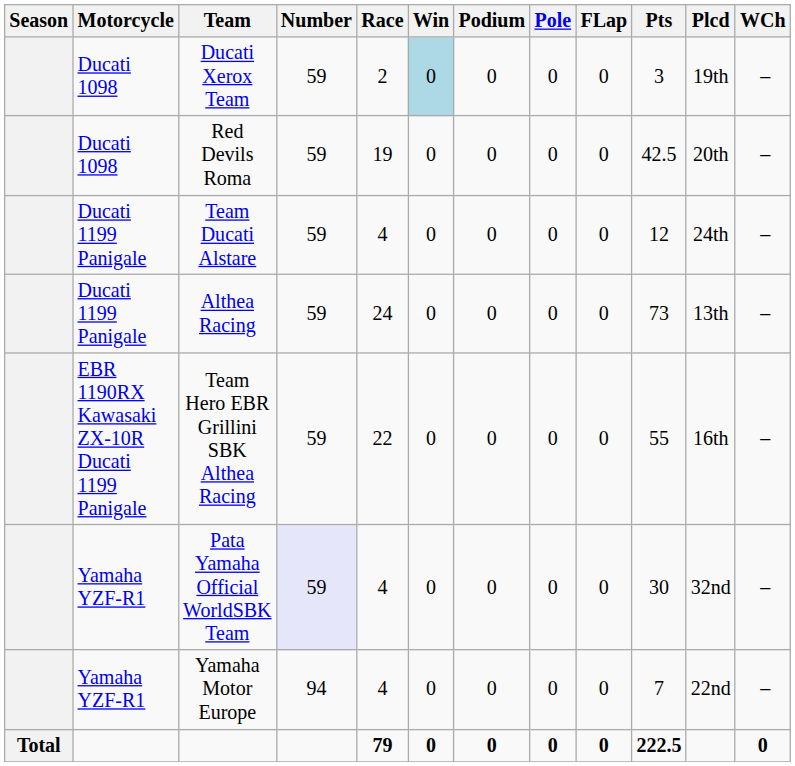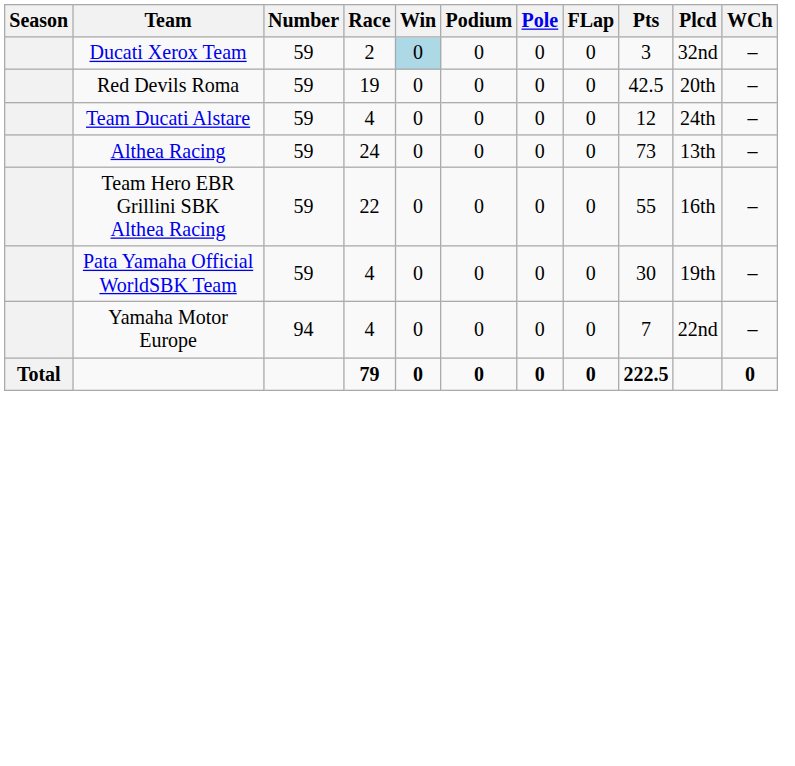- column: (126, 20)
(711, 75) 19th -> (698, 52) 32nd
(316, 586) lavender background -> (304, 273) no background
(711, 586) 32nd -> (698, 273) 19th
